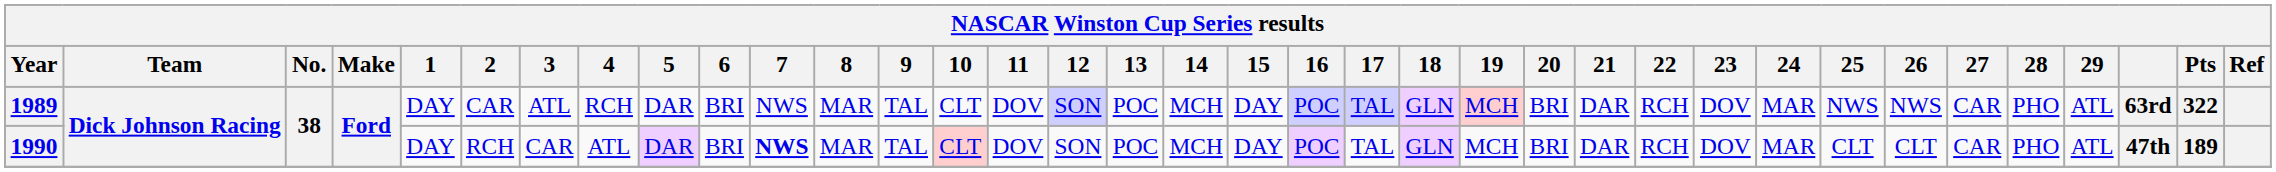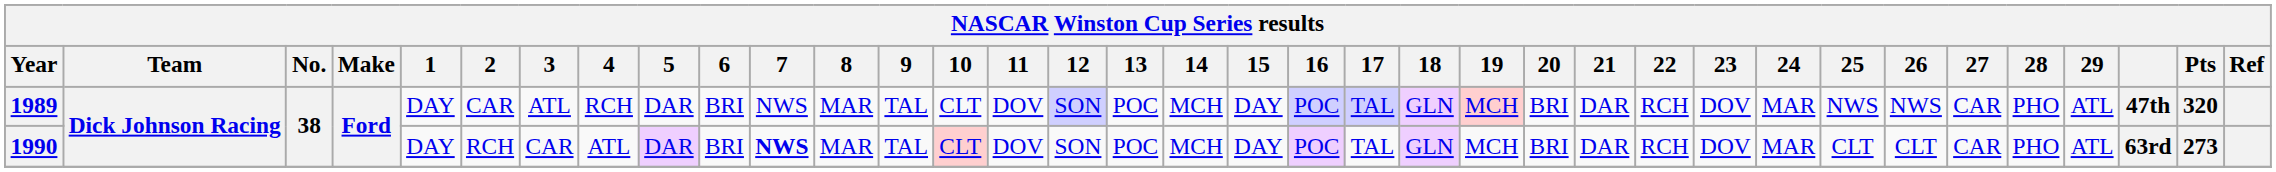(2148, 105) 63rd -> (2148, 105) 47th
(2200, 105) 322 -> (2200, 105) 320
(2148, 146) 47th -> (2148, 146) 63rd
(2200, 146) 189 -> (2200, 146) 273
